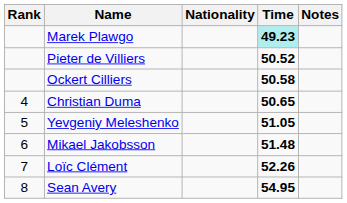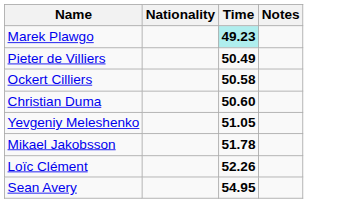- column: (24, 15)
(278, 58) 50.52 -> (238, 58) 50.49
(278, 101) 50.65 -> (238, 101) 50.60
(278, 144) 51.48 -> (238, 144) 51.78
